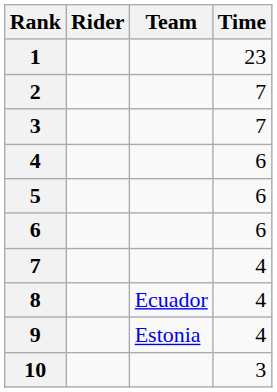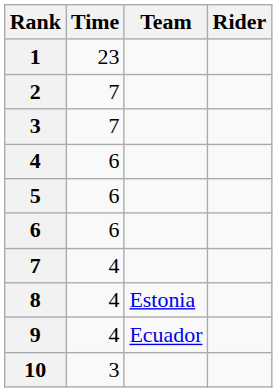columns swapped: (98, 21) <-> (242, 21)
(171, 299) Ecuador -> (162, 299) Estonia
(168, 334) Estonia -> (166, 334) Ecuador
